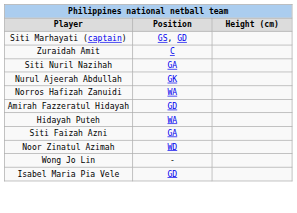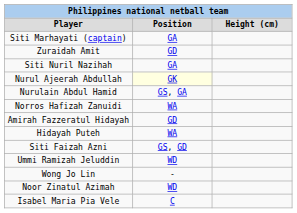(172, 38) GS, GD -> (172, 38) GA
(172, 52) C -> (172, 52) GD
(172, 79) no background -> (172, 79) lightyellow background
+ row: (68, 92)
(172, 133) GA -> (172, 146) GS, GD
+ row: (68, 160)
rows swapped: (68, 146) <-> (68, 160)
(172, 174) GD -> (172, 201) C
